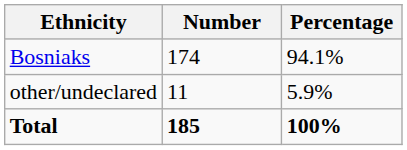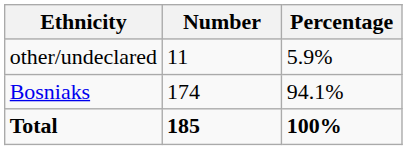rows swapped: (50, 56) <-> (83, 91)
